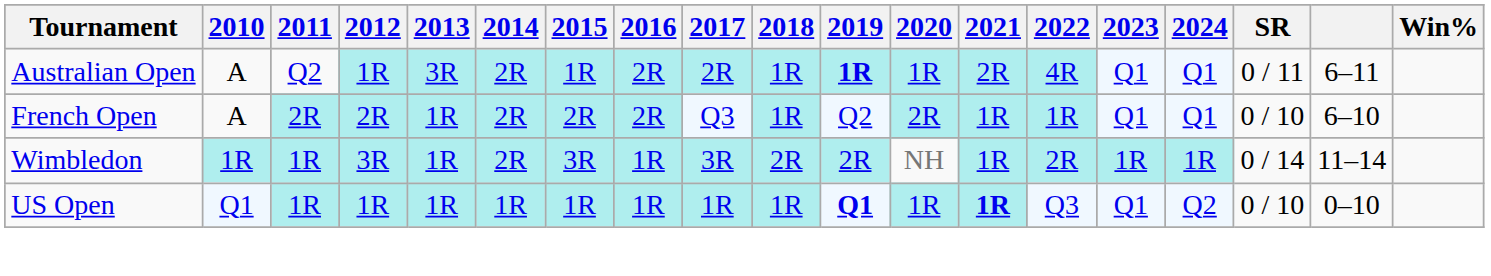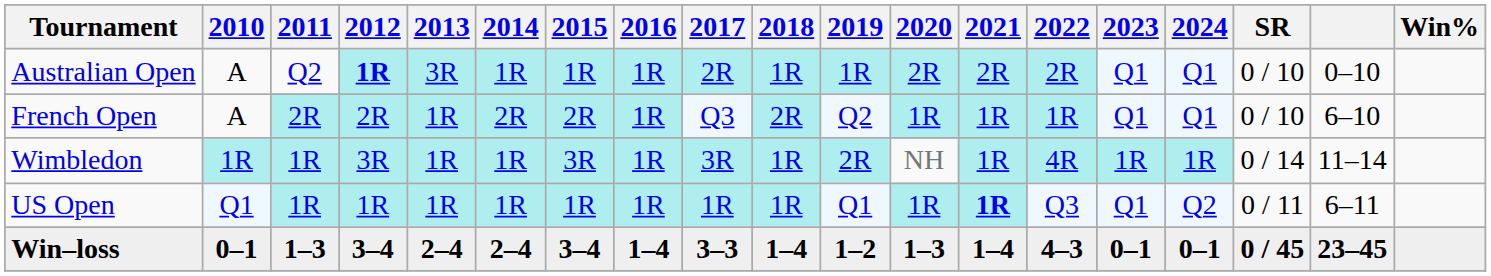(373, 71) normal -> (373, 71) bold
(511, 71) 2R -> (511, 71) 1R
(648, 71) 2R -> (648, 71) 1R
(855, 71) bold -> (855, 71) normal
(924, 71) 1R -> (924, 71) 2R
(1062, 71) 4R -> (1062, 71) 2R
(1272, 71) 0 / 11 -> (1272, 71) 0 / 10
(1352, 71) 6–11 -> (1352, 71) 0–10
(648, 115) 2R -> (648, 115) 1R
(786, 115) 1R -> (786, 115) 2R
(924, 115) 2R -> (924, 115) 1R
(511, 159) 2R -> (511, 159) 1R
(786, 159) 2R -> (786, 159) 1R
(1062, 159) 2R -> (1062, 159) 4R
(855, 204) bold -> (855, 204) normal
(1272, 204) 0 / 10 -> (1272, 204) 0 / 11
(1352, 204) 0–10 -> (1352, 204) 6–11
+ row: (66, 248)
